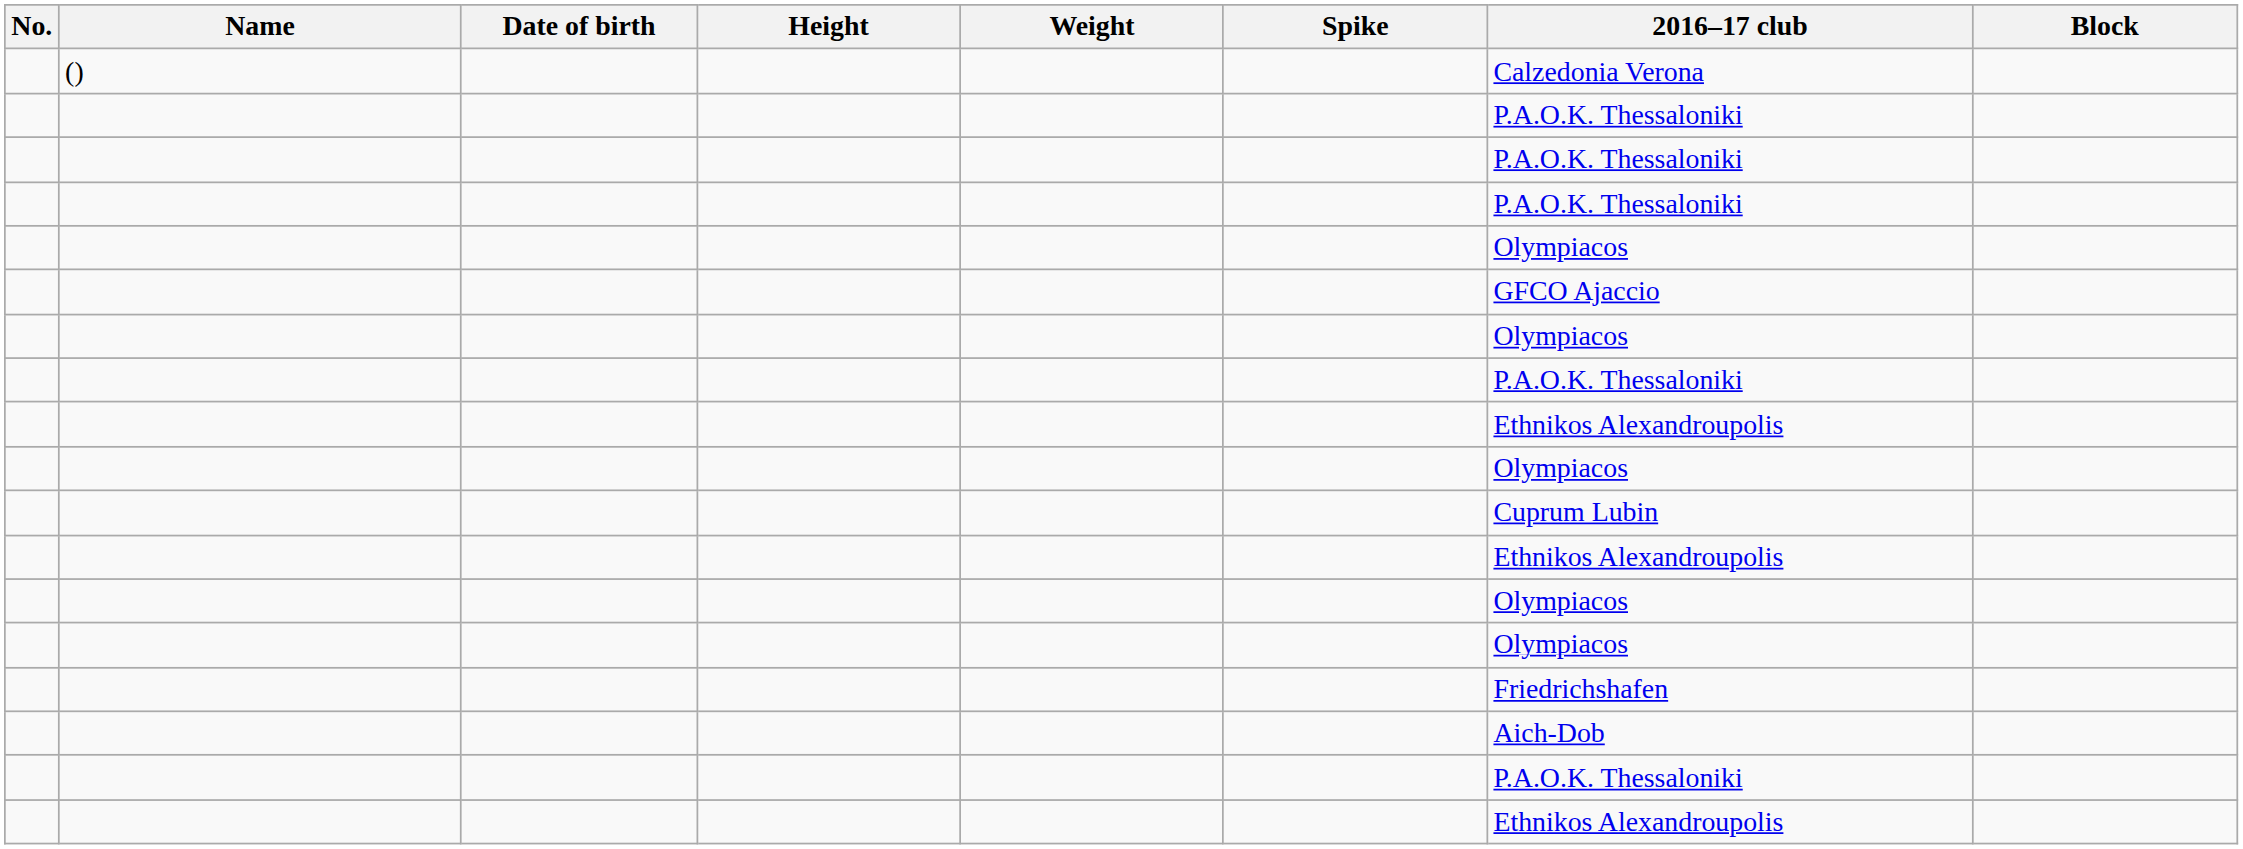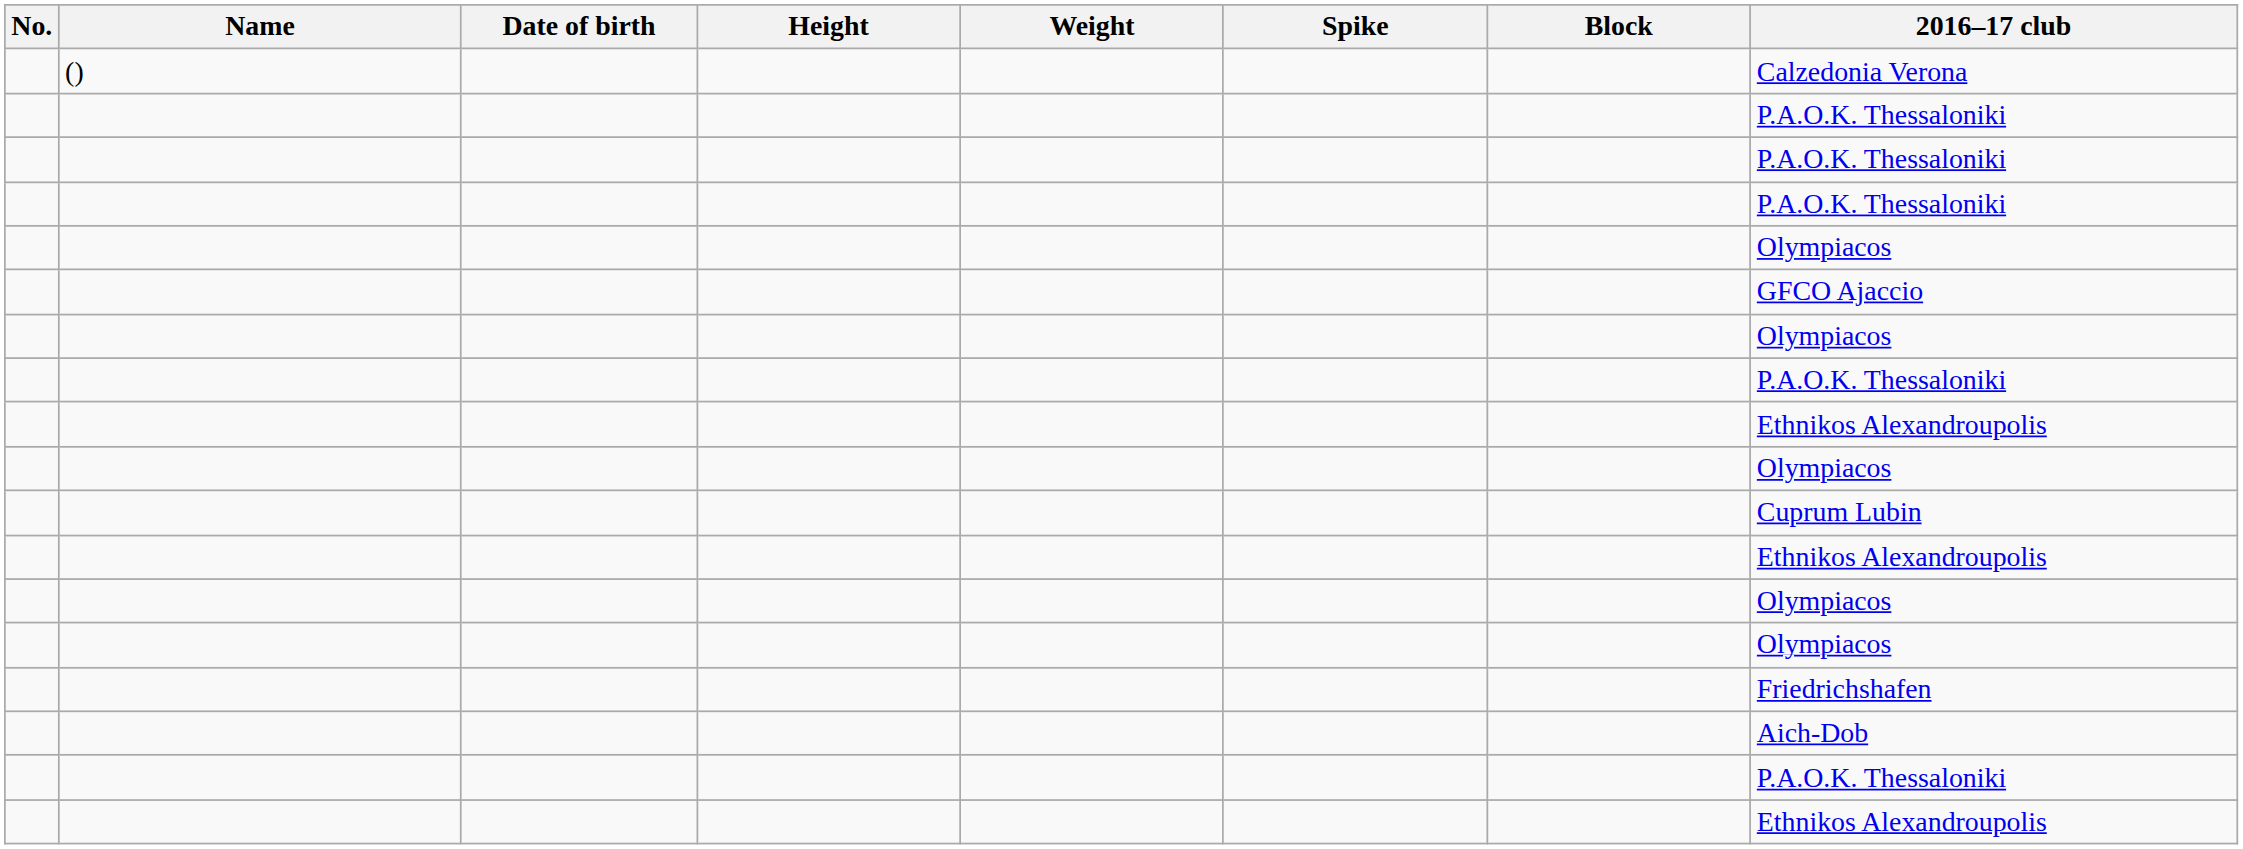columns swapped: (2105, 26) <-> (1730, 26)
